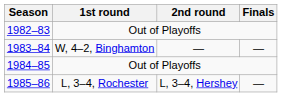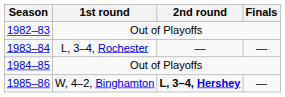(105, 48) W, 4–2, Binghamton -> (105, 48) L, 3–4, Rochester
(105, 83) L, 3–4, Rochester -> (105, 83) W, 4–2, Binghamton
(198, 83) normal -> (200, 83) bold
